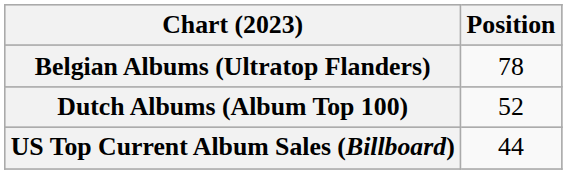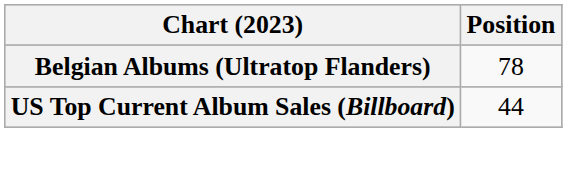- row: (233, 106)
